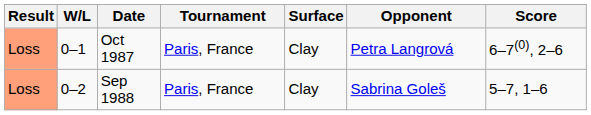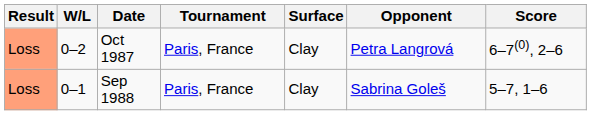(73, 48) 0–1 -> (73, 48) 0–2
(73, 89) 0–2 -> (73, 89) 0–1
